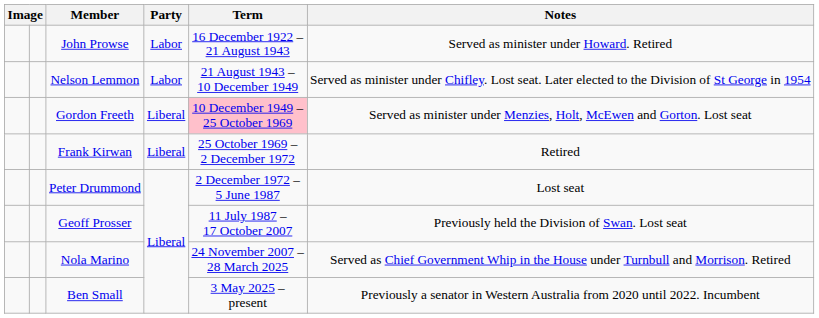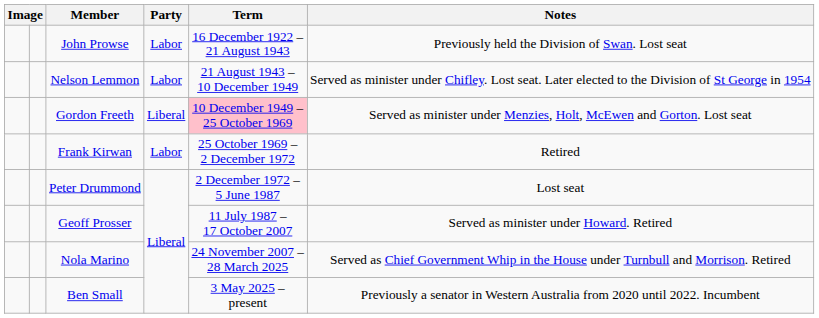(560, 43) Served as minister under Howard. Retired -> (560, 43) Previously held the Division of Swan. Lost seat
(166, 151) Liberal -> (166, 151) Labor
(560, 223) Previously held the Division of Swan. Lost seat -> (560, 223) Served as minister under Howard. Retired
